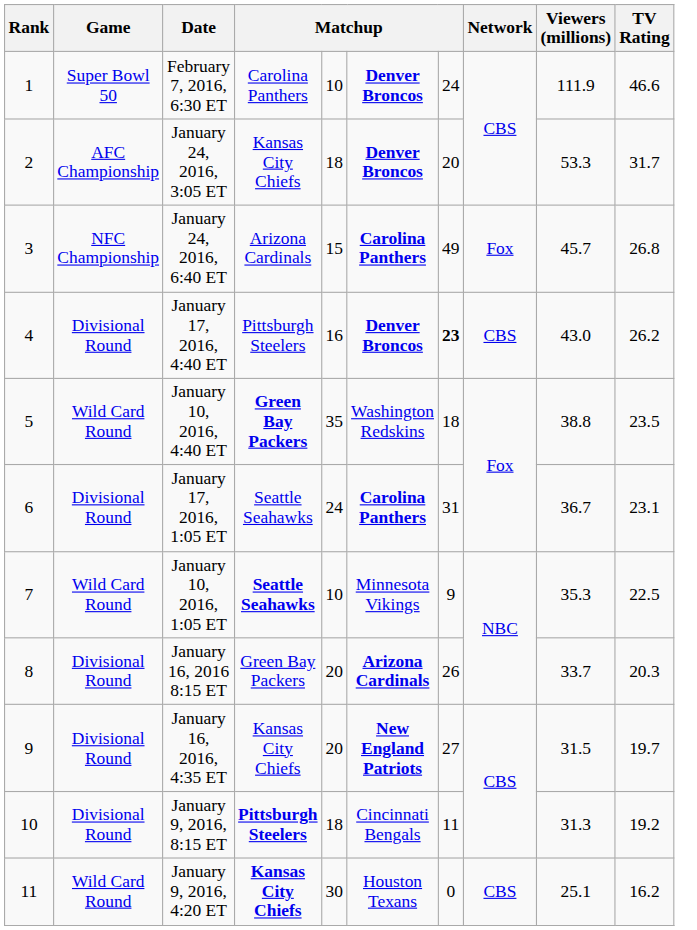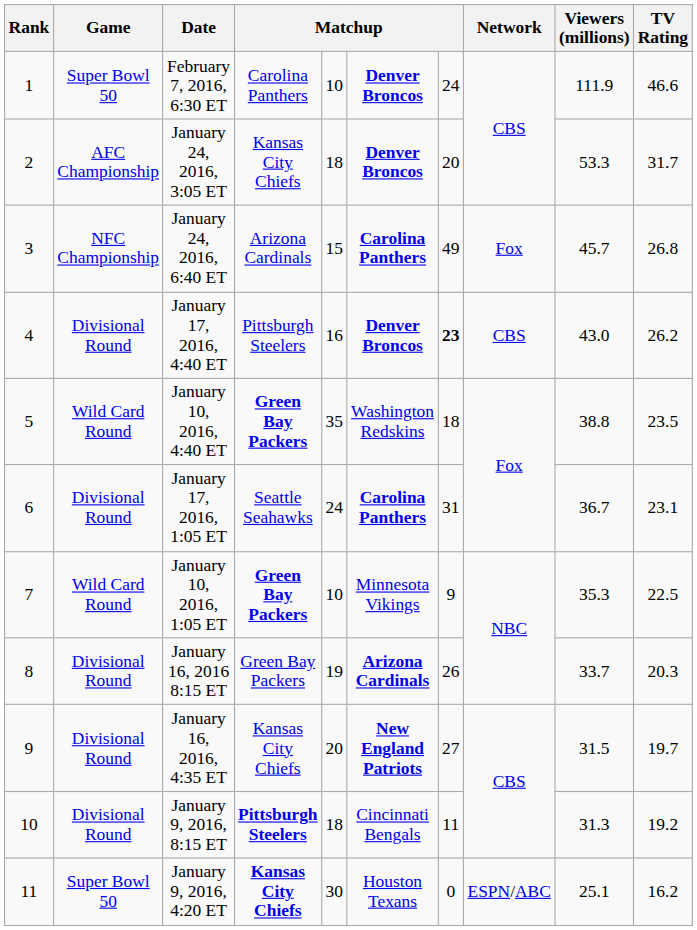(278, 594) Seattle Seahawks -> (278, 594) Green Bay Packers
(334, 671) 20 -> (334, 671) 19
(108, 891) Wild Card Round -> (108, 891) Super Bowl 50
(500, 891) CBS -> (509, 891) ESPN/ABC
